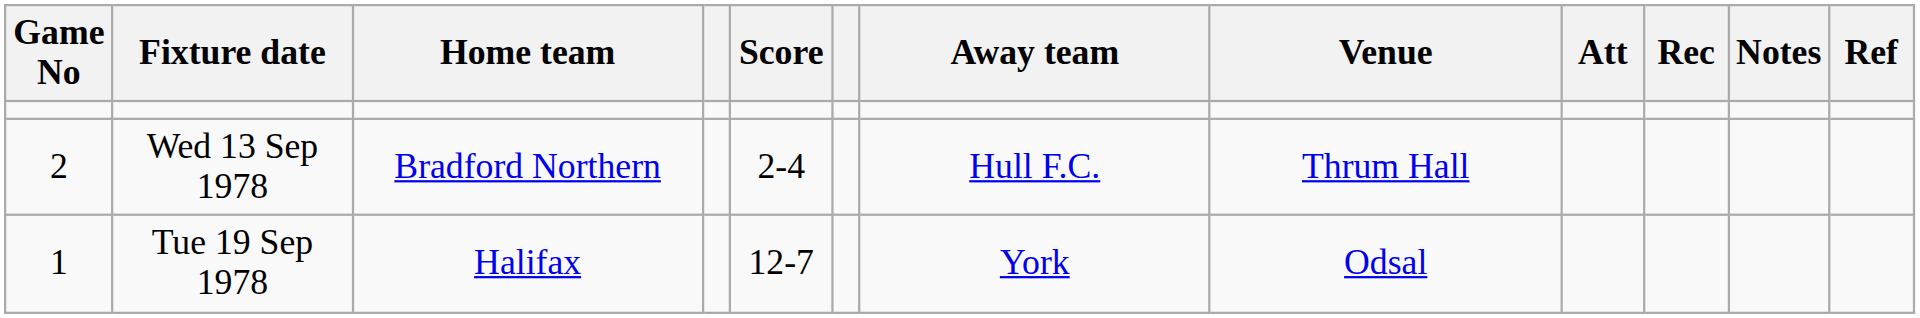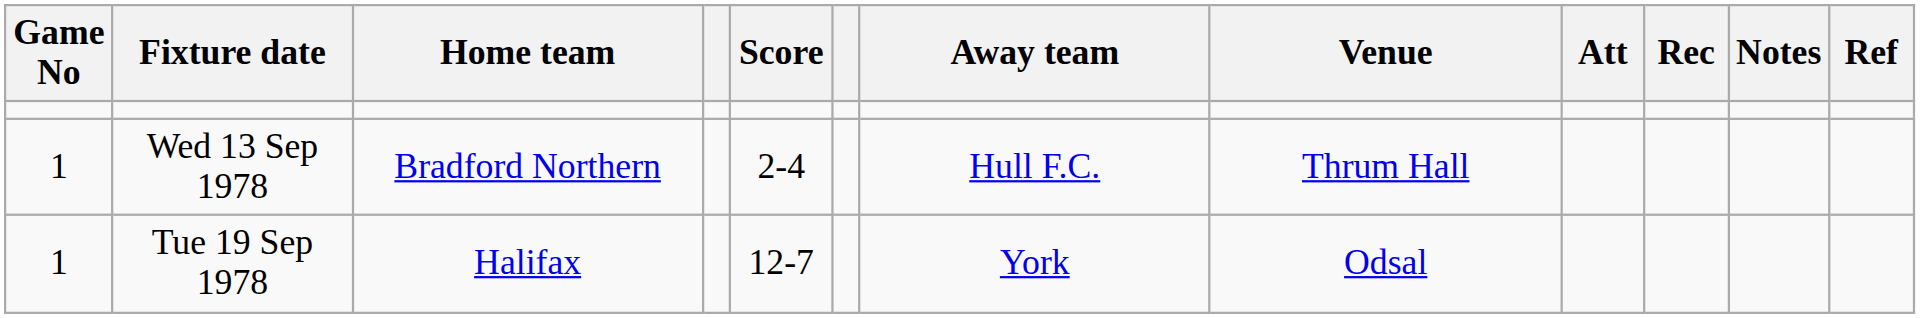(59, 166) 2 -> (59, 166) 1
